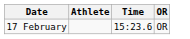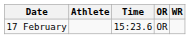+ column: (177, 12)
